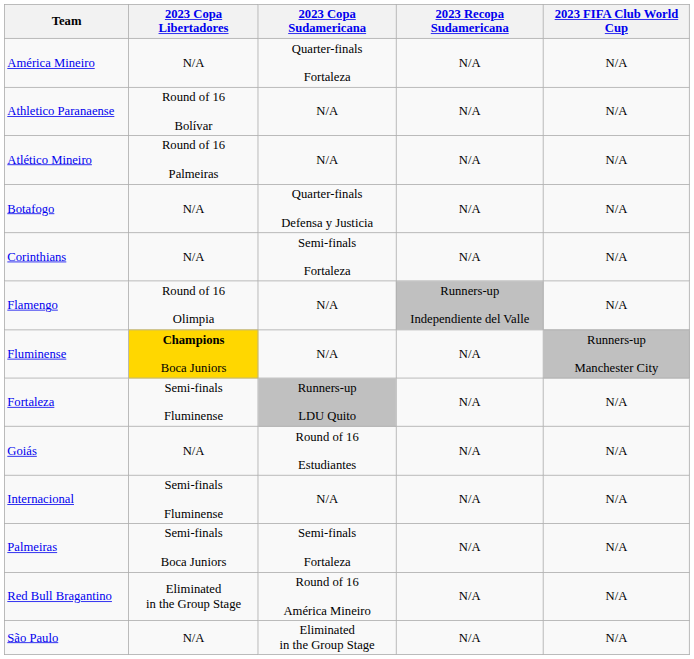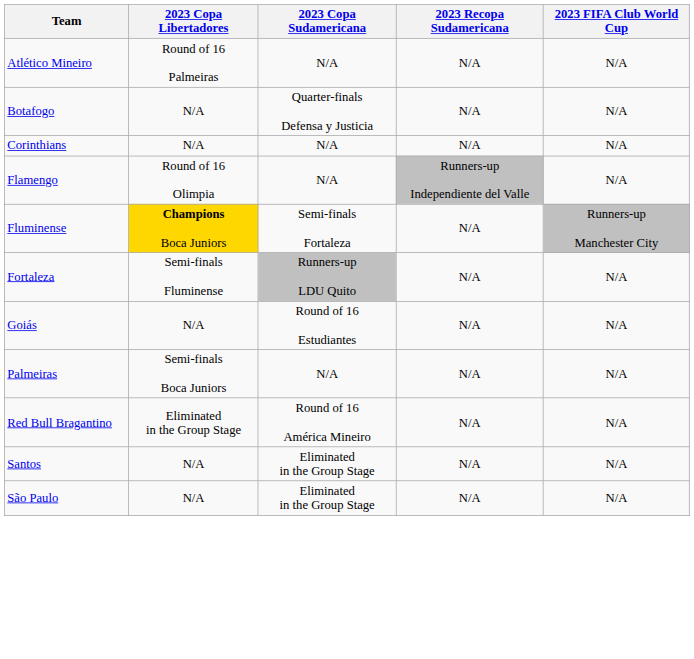- row: (51, 63)
- row: (61, 111)
(327, 256) Semi-finals Fortaleza -> (327, 145) N/A
(327, 353) N/A -> (327, 228) Semi-finals Fortaleza
- row: (41, 499)
(327, 547) Semi-finals Fortaleza -> (327, 373) N/A
+ row: (24, 463)
